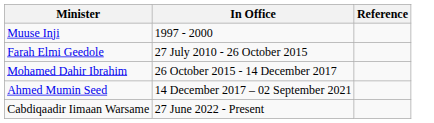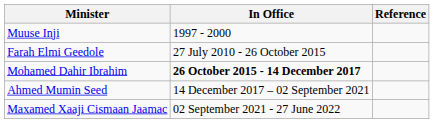(246, 71) normal -> (267, 71) bold
+ row: (87, 109)
- row: (78, 109)
